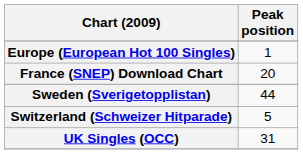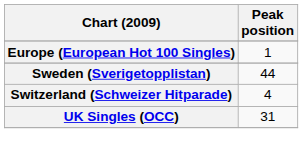- row: (121, 73)
(268, 116) 5 -> (268, 95) 4
